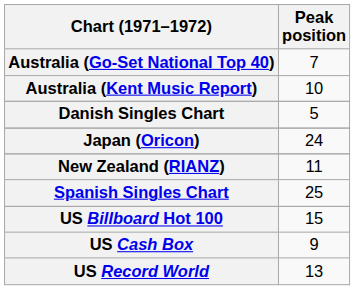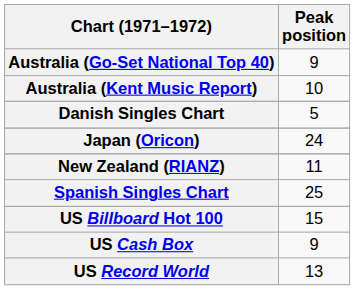(314, 62) 7 -> (314, 62) 9
